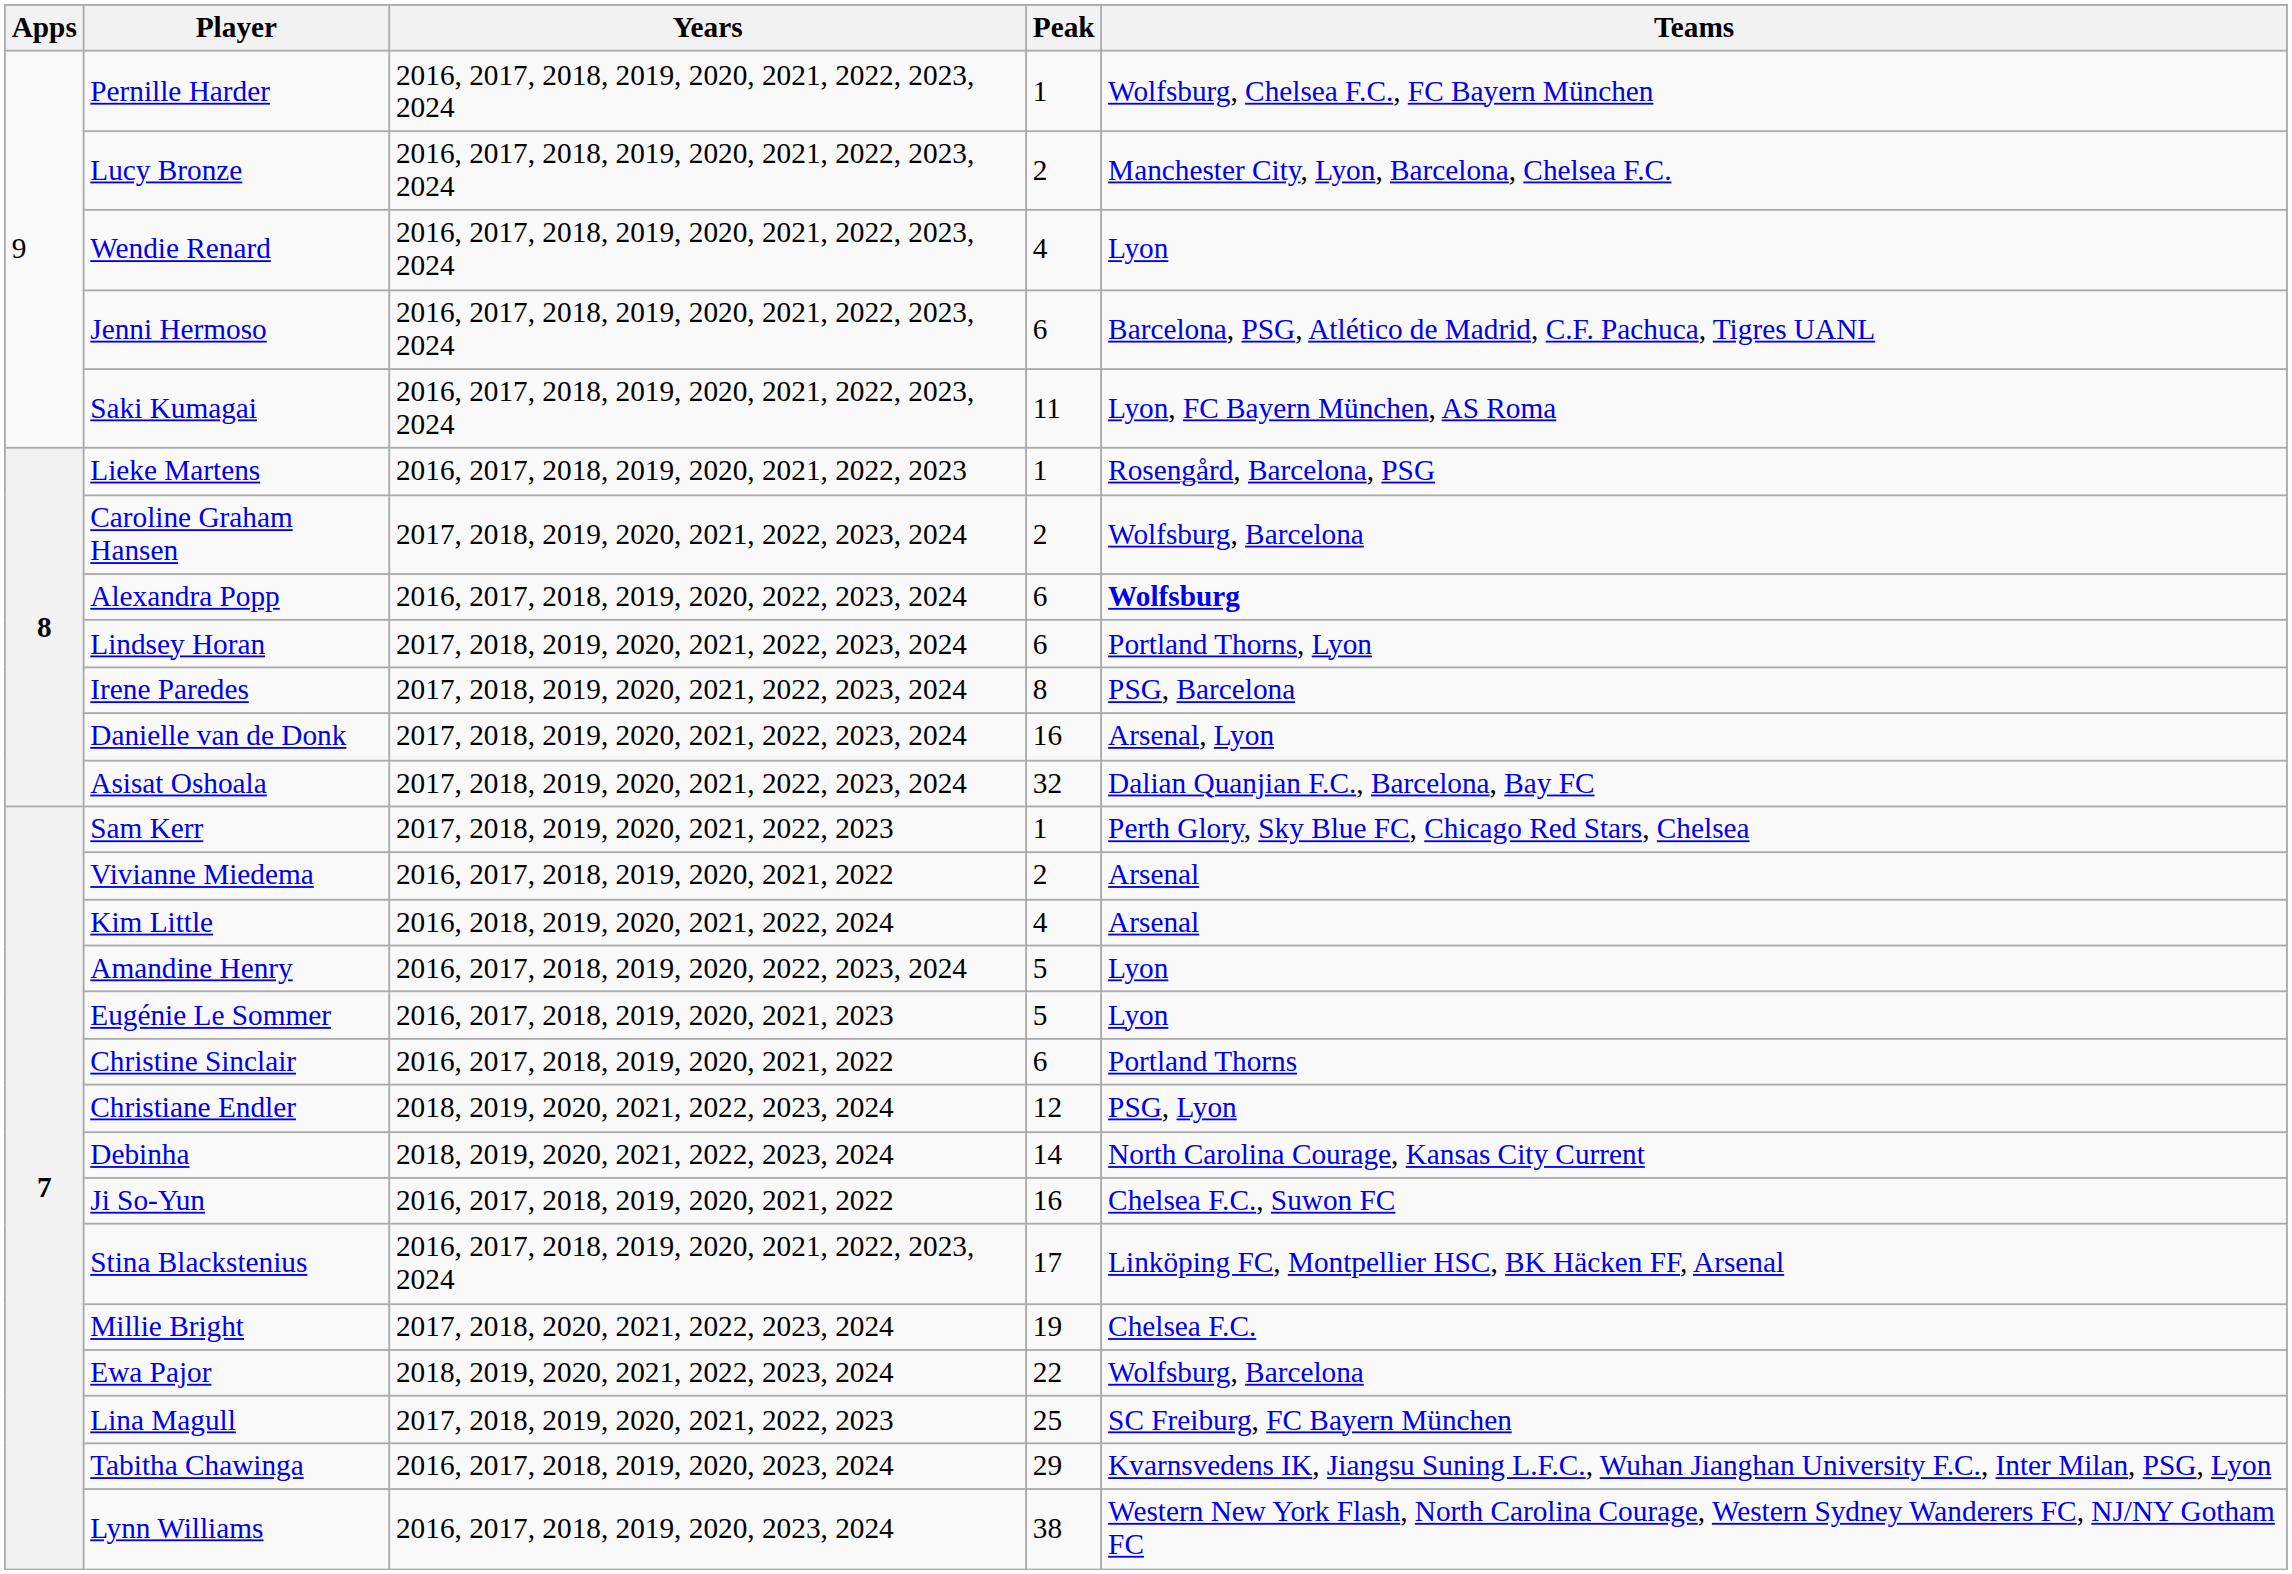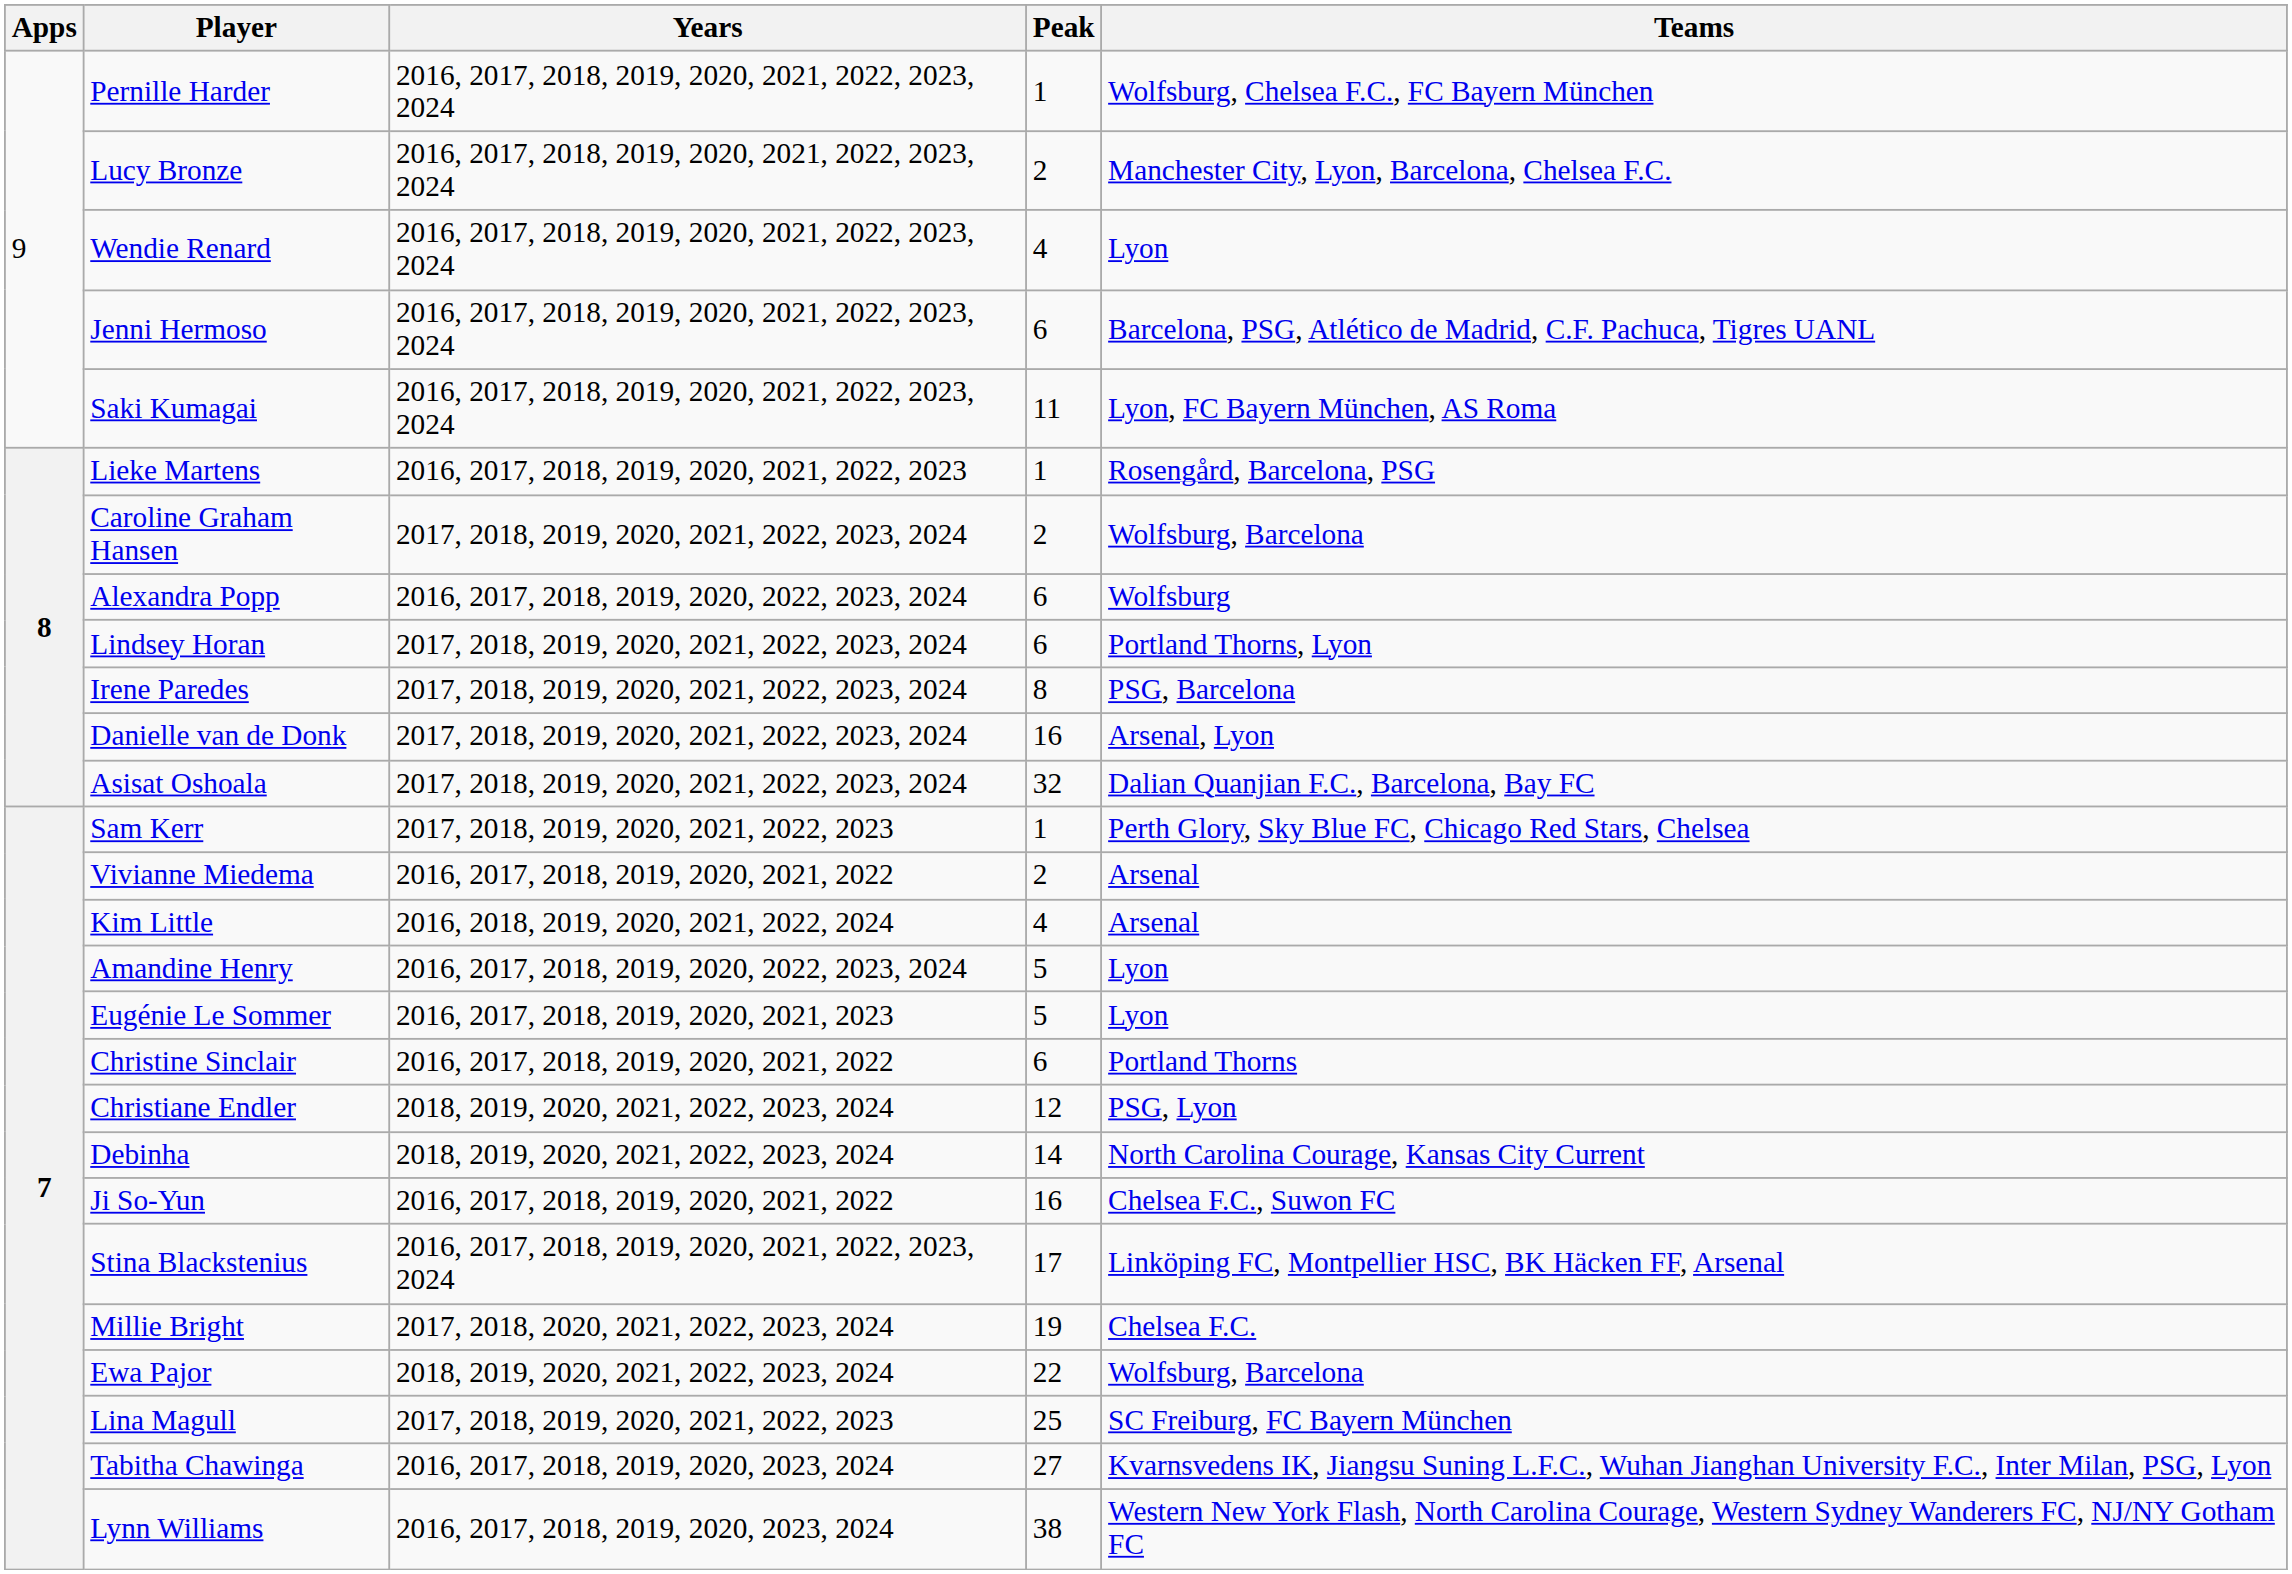(1174, 596) bold -> (1169, 596) normal
(1047, 1465) 29 -> (1047, 1465) 27
